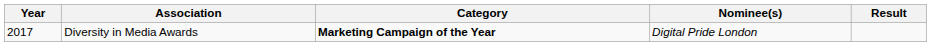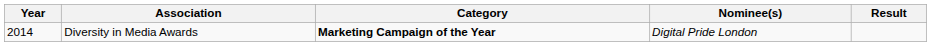(20, 32) 2017 -> (20, 32) 2014
